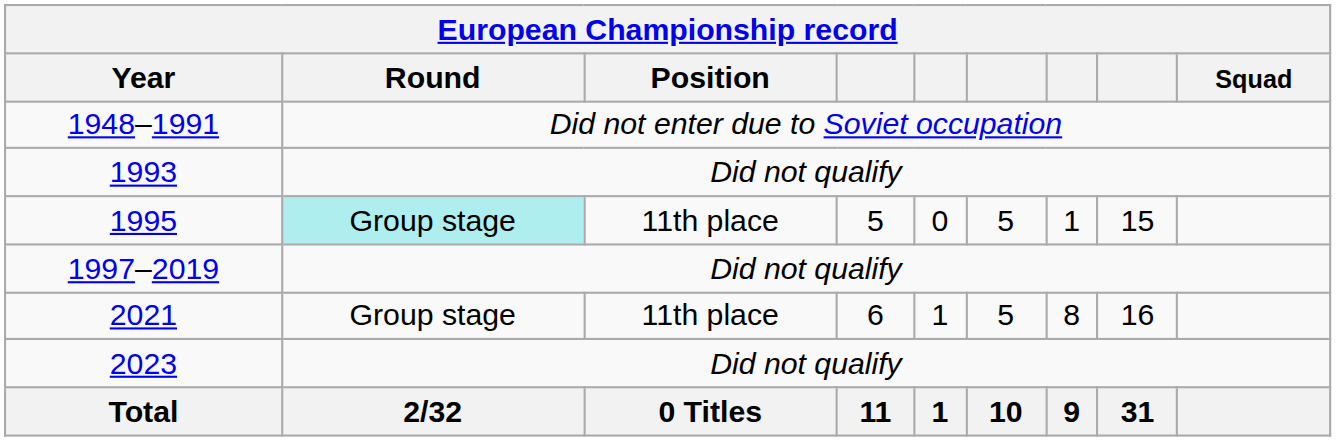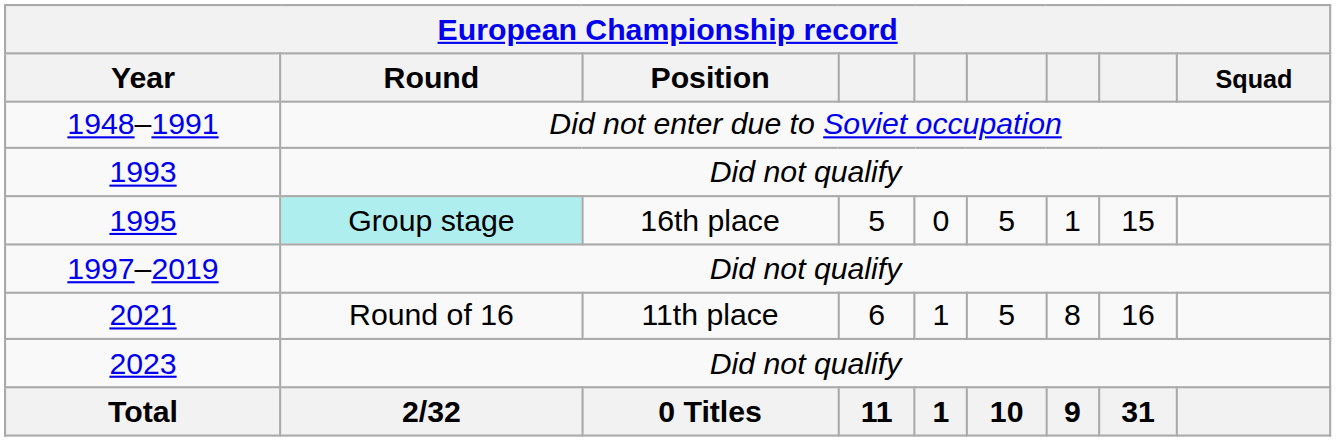(710, 220) 11th place -> (710, 220) 16th place
(433, 316) Group stage -> (431, 316) Round of 16
